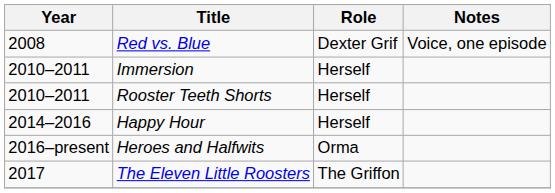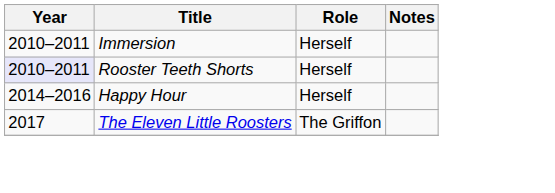- row: (163, 43)
(49, 95) no background -> (49, 69) lavender background
- row: (190, 148)
